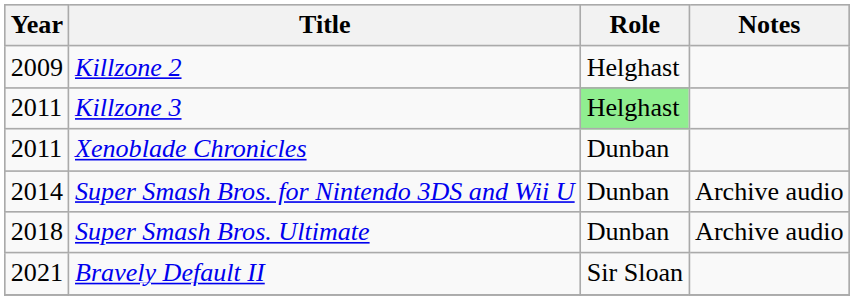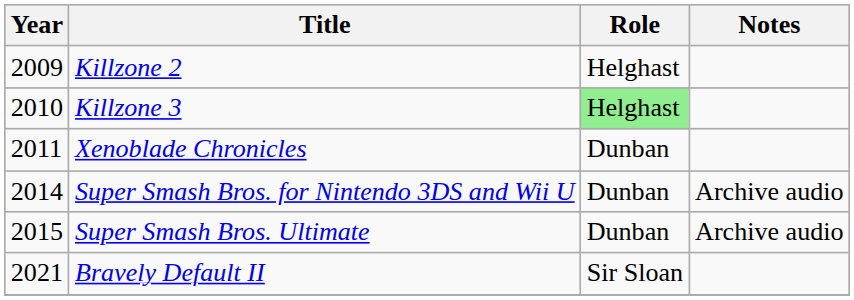(36, 107) 2011 -> (37, 107) 2010
(37, 231) 2018 -> (37, 231) 2015
